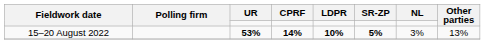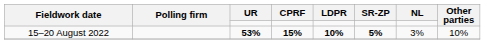(292, 32) 14% -> (292, 32) 15%
(459, 32) 13% -> (459, 32) 10%
